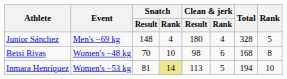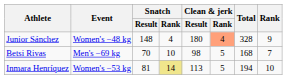(97, 39) Men's −69 kg -> (102, 39) Women's −48 kg
(222, 39) no background -> (222, 39) lightsalmon background
(270, 39) 5 -> (270, 39) 9
(102, 53) Women's −48 kg -> (97, 53) Men's −69 kg
(222, 53) 6 -> (222, 53) 5
(270, 53) 8 -> (270, 53) 7
